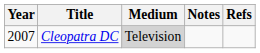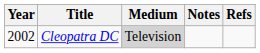(21, 36) 2007 -> (21, 36) 2002
